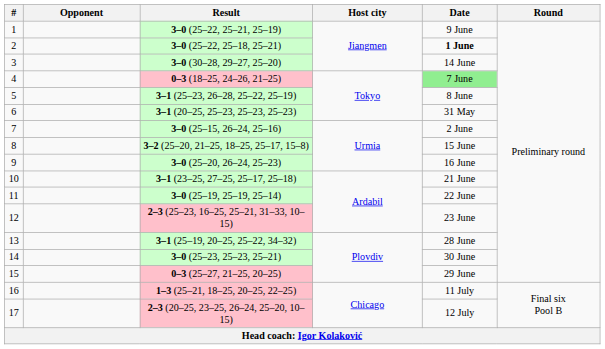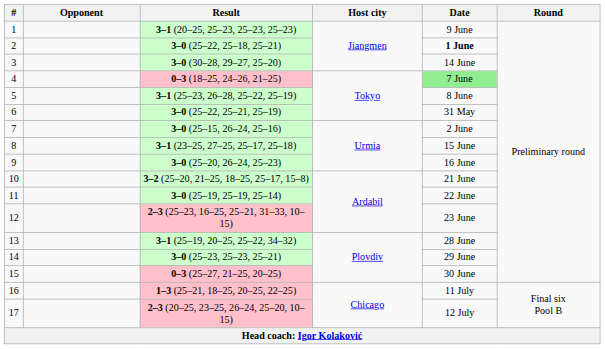(226, 29) 3–0 (25–22, 25–21, 25–19) -> (226, 29) 3–1 (20–25, 25–23, 25–23, 25–23)
(226, 112) 3–1 (20–25, 25–23, 25–23, 25–23) -> (226, 112) 3–0 (25–22, 25–21, 25–19)
(226, 146) 3–2 (25–20, 21–25, 18–25, 25–17, 15–8) -> (226, 146) 3–1 (23–25, 27–25, 25–17, 25–18)
(226, 179) 3–1 (23–25, 27–25, 25–17, 25–18) -> (226, 179) 3–2 (25–20, 21–25, 18–25, 25–17, 15–8)
(460, 257) 30 June -> (460, 257) 29 June
(460, 274) 29 June -> (460, 274) 30 June
